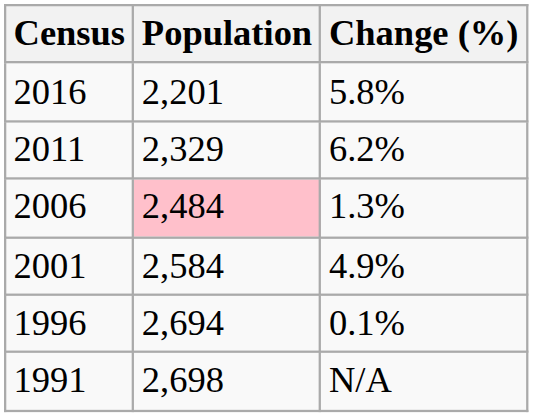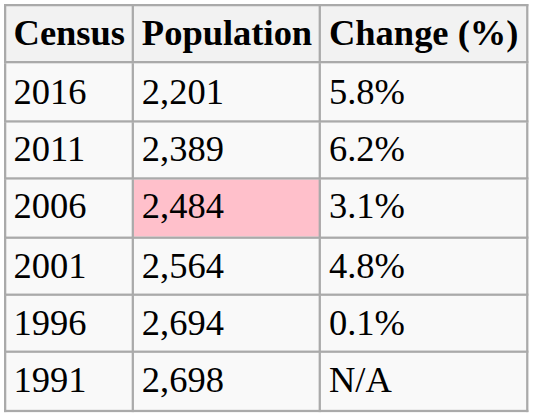(183, 149) 2,329 -> (183, 149) 2,389
(367, 206) 1.3% -> (367, 206) 3.1%
(183, 264) 2,584 -> (183, 264) 2,564
(367, 264) 4.9% -> (367, 264) 4.8%
